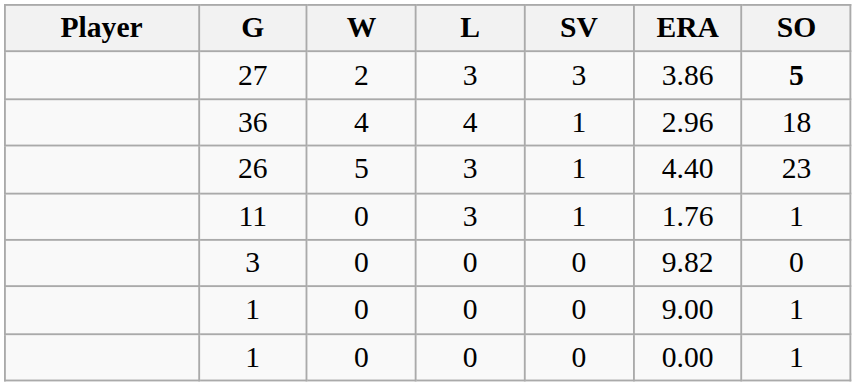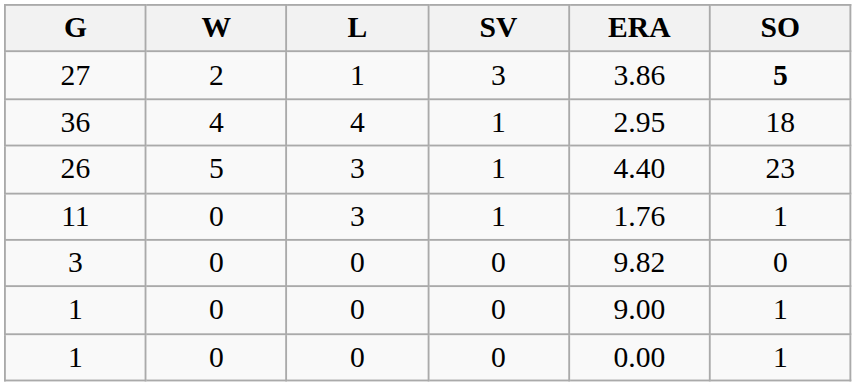- column: (102, 27)
(470, 74) 3 -> (357, 74) 1
(688, 121) 2.96 -> (639, 121) 2.95
